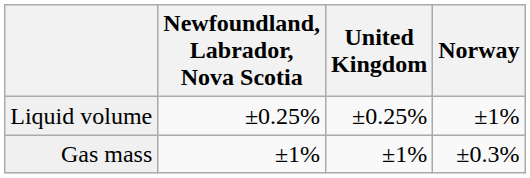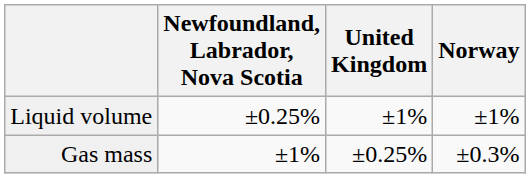(390, 115) ±0.25% -> (405, 115) ±1%
(405, 153) ±1% -> (390, 153) ±0.25%
